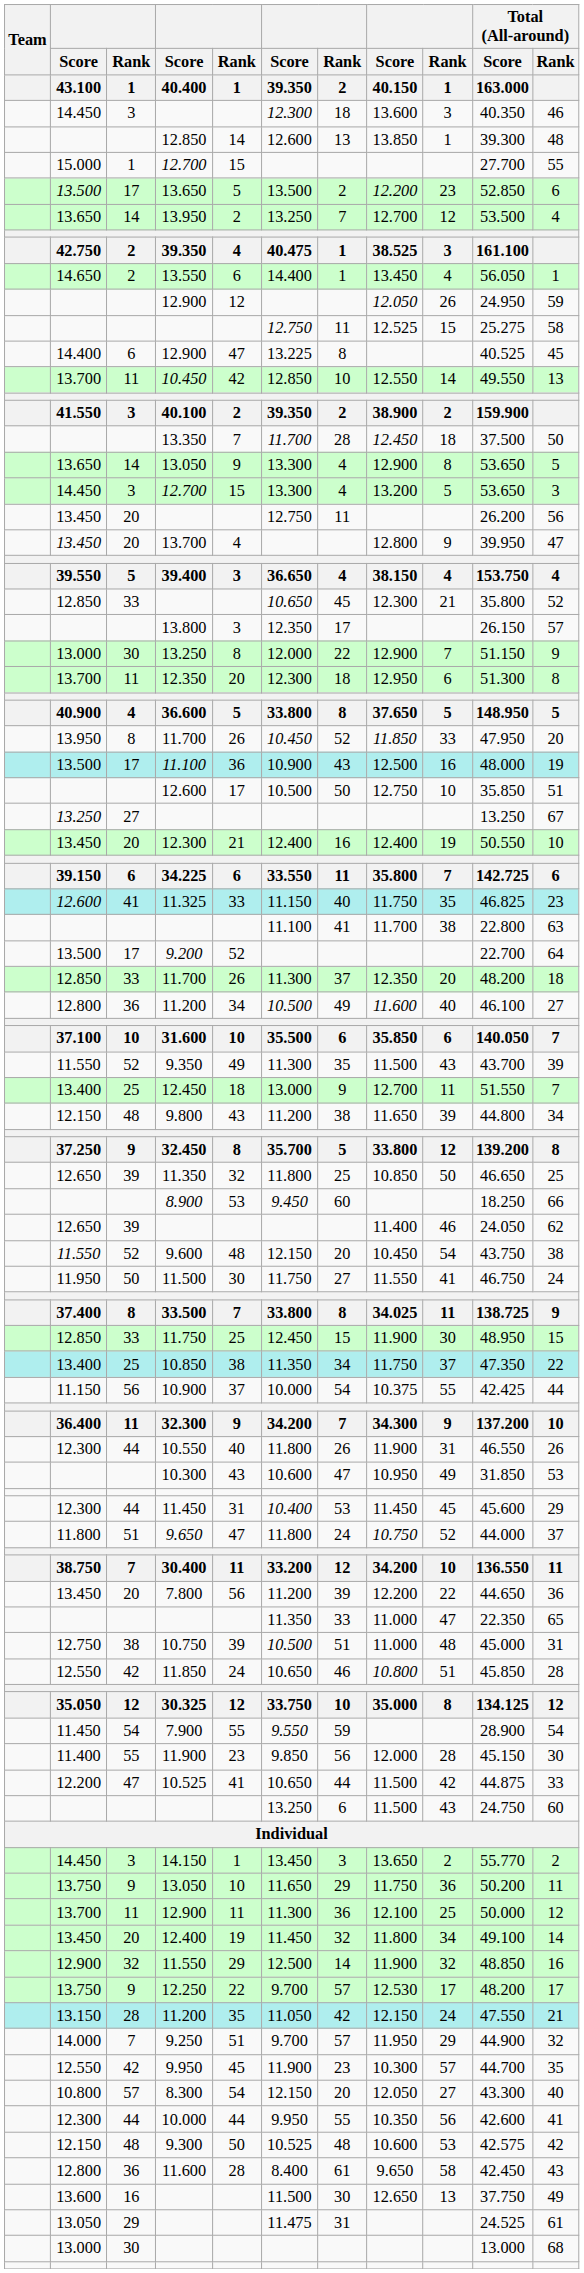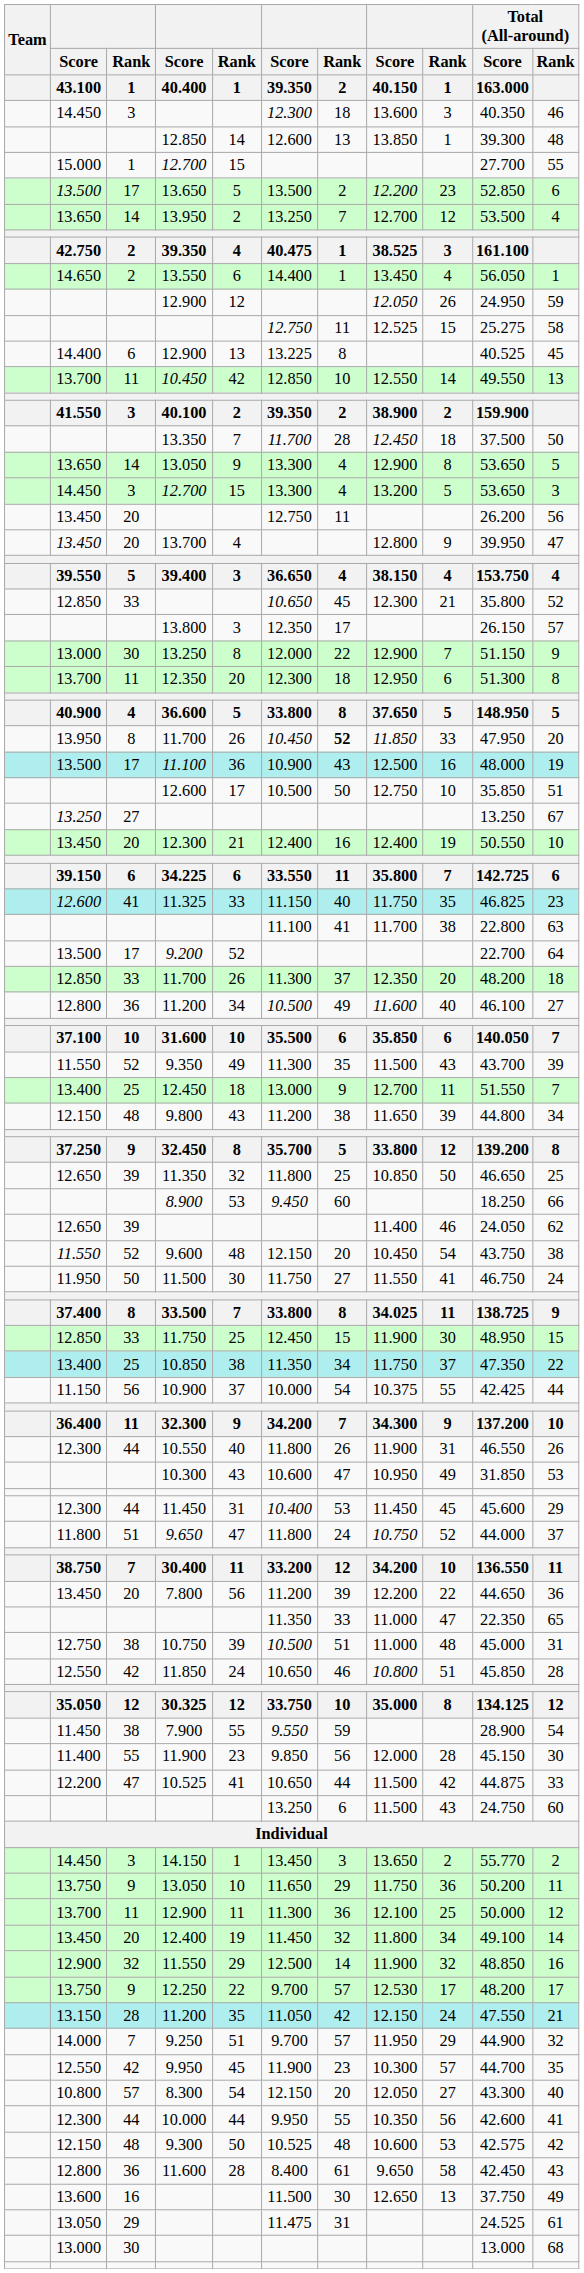(237, 353) 47 -> (237, 353) 13
(342, 738) normal -> (342, 738) bold
(131, 1730) 54 -> (131, 1730) 38
